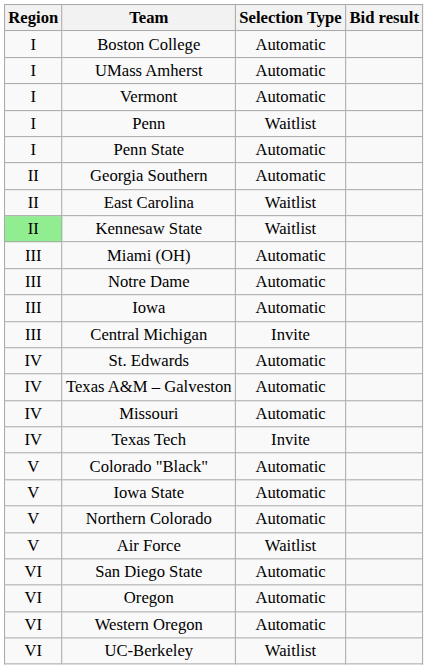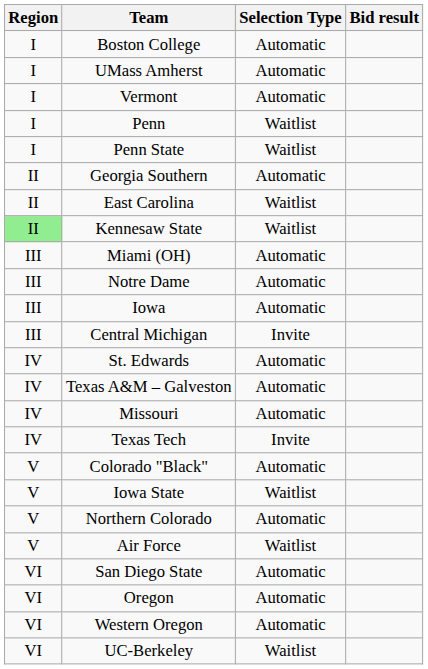(291, 149) Automatic -> (291, 149) Waitlist
(291, 492) Automatic -> (291, 492) Waitlist
